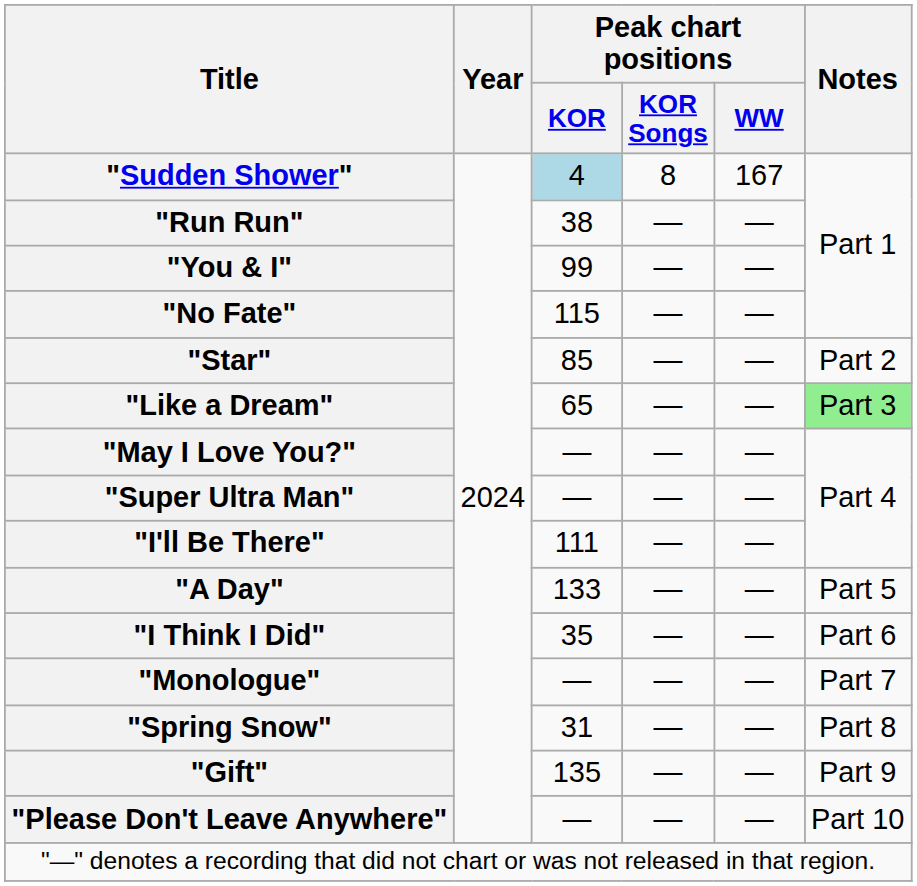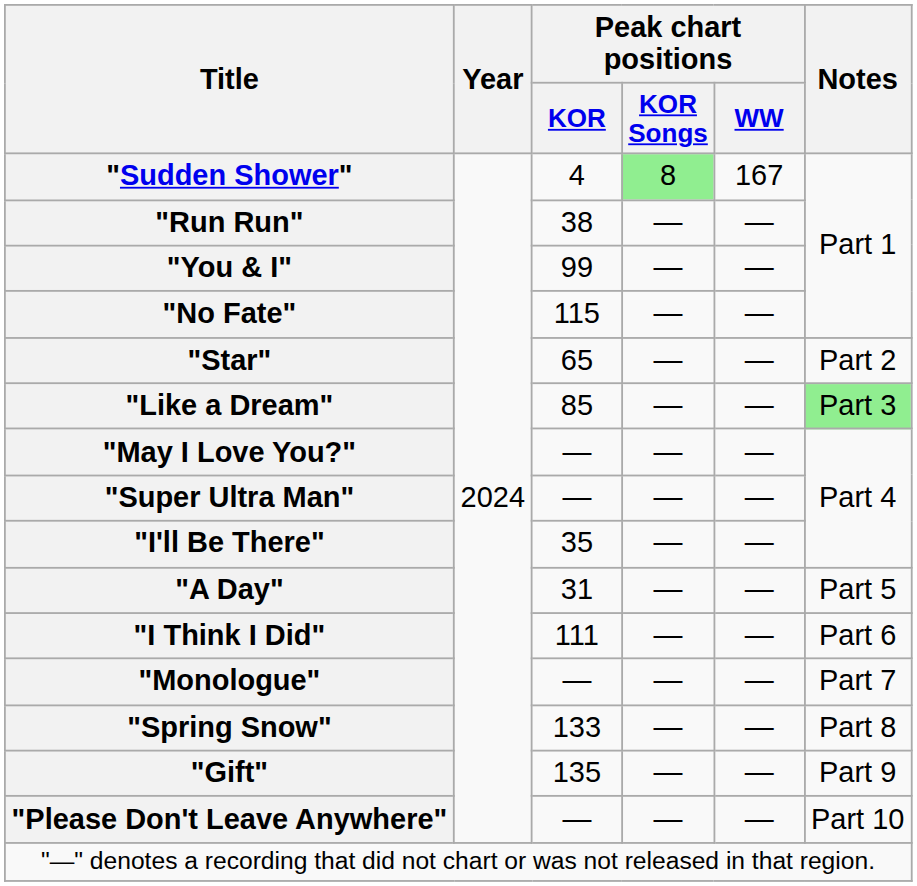(577, 176) lightblue background -> (577, 176) no background
(668, 176) no background -> (668, 176) lightgreen background
(577, 359) 85 -> (577, 359) 65
(577, 405) 65 -> (577, 405) 85
(577, 543) 111 -> (577, 543) 35
(577, 589) 133 -> (577, 589) 31
(577, 635) 35 -> (577, 635) 111
(577, 727) 31 -> (577, 727) 133
